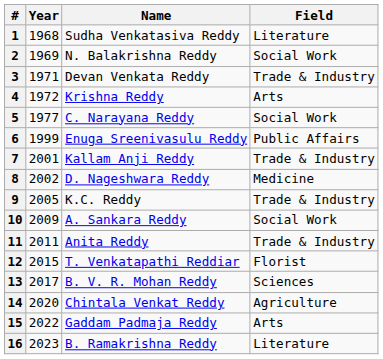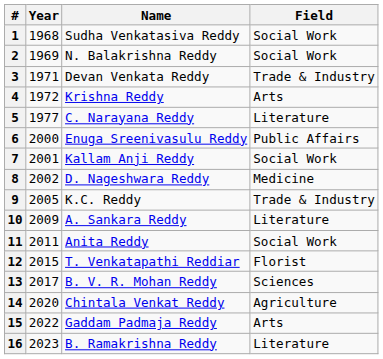(291, 35) Literature -> (295, 35) Social Work
(295, 118) Social Work -> (291, 118) Literature
(44, 138) 1999 -> (44, 138) 2000
(314, 159) Trade & Industry -> (295, 159) Social Work
(295, 220) Social Work -> (291, 220) Literature
(314, 241) Trade & Industry -> (295, 241) Social Work
